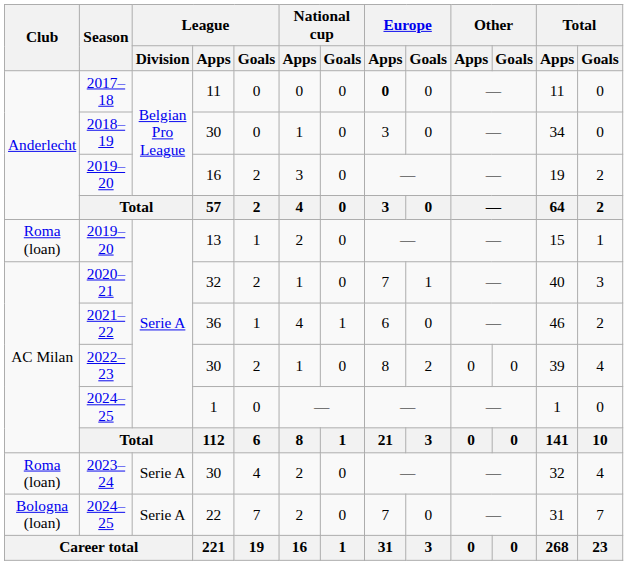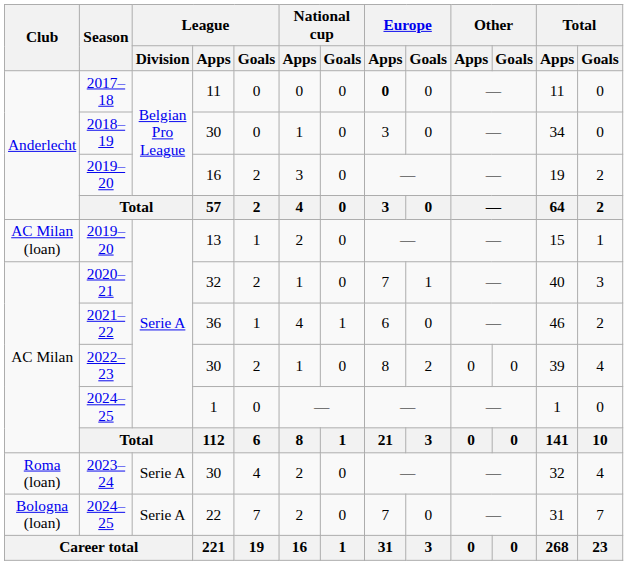(42, 240) Roma (loan) -> (42, 240) AC Milan (loan)
